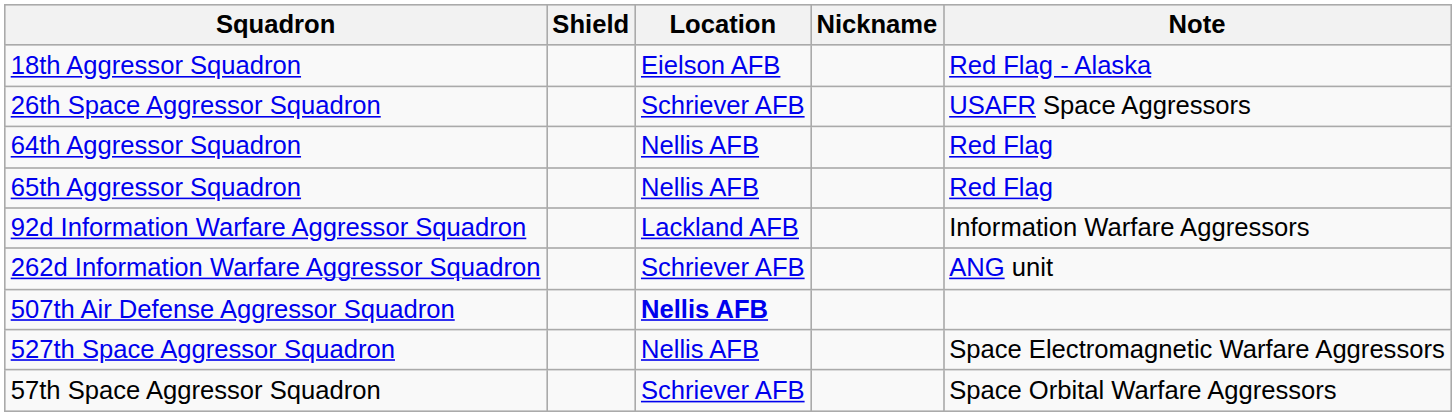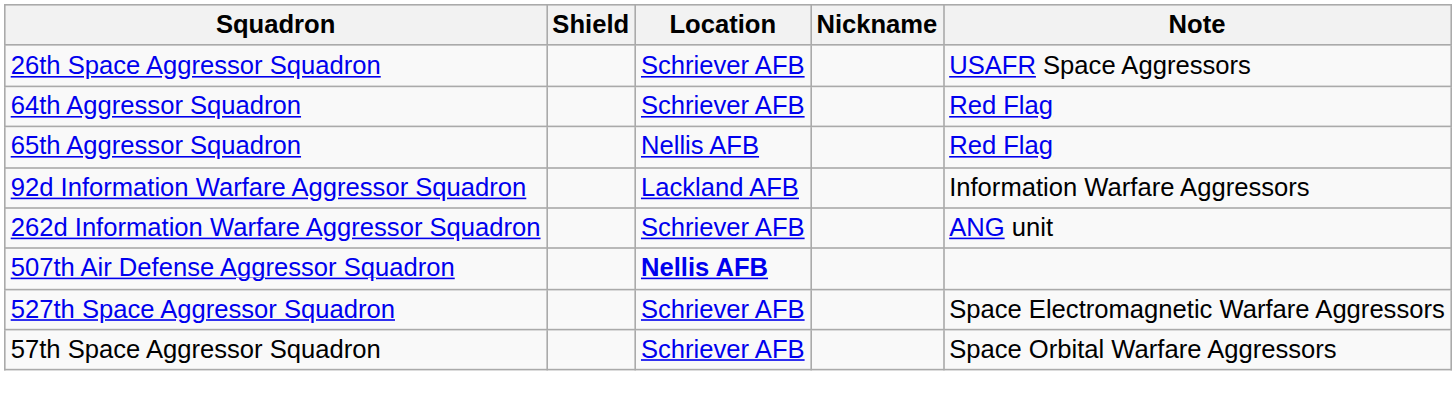- row: (156, 65)
(700, 146) Nellis AFB -> (723, 106) Schriever AFB
(700, 349) Nellis AFB -> (723, 308) Schriever AFB
